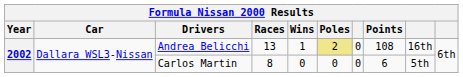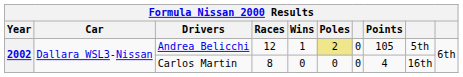(270, 47) 13 -> (270, 47) 12
(384, 47) 108 -> (384, 47) 105
(420, 47) 16th -> (420, 47) 5th
(384, 64) 6 -> (384, 64) 4
(420, 64) 5th -> (420, 64) 16th
